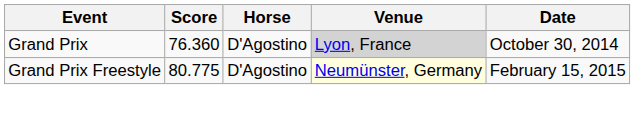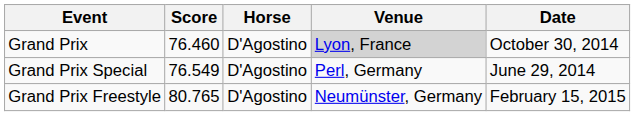(194, 44) 76.360 -> (194, 44) 76.460
+ row: (78, 70)
(194, 70) 80.775 -> (194, 96) 80.765
(398, 70) lightyellow background -> (398, 96) no background
